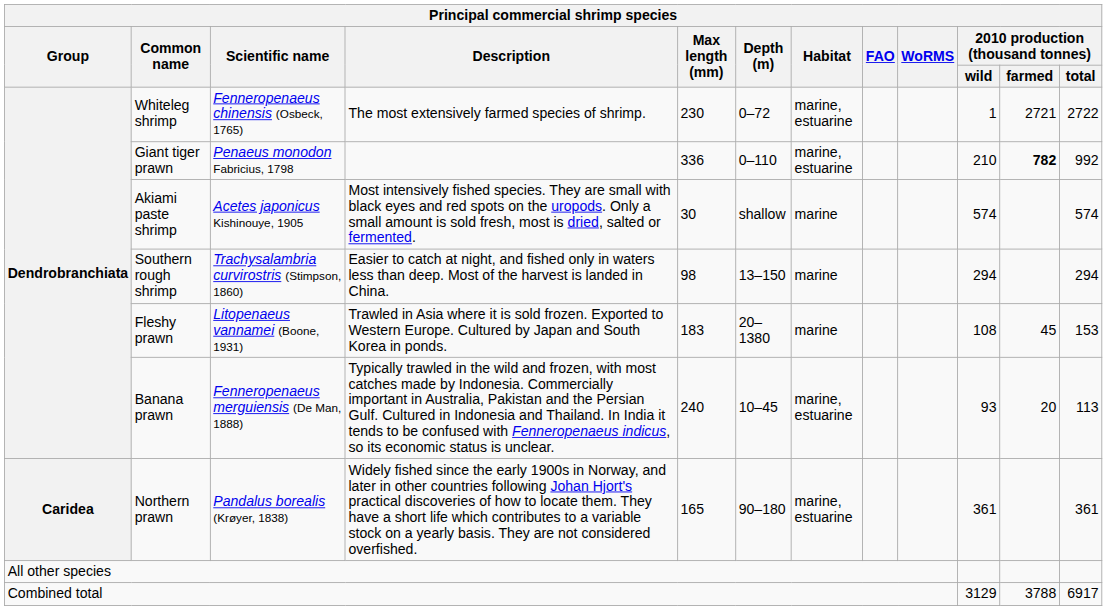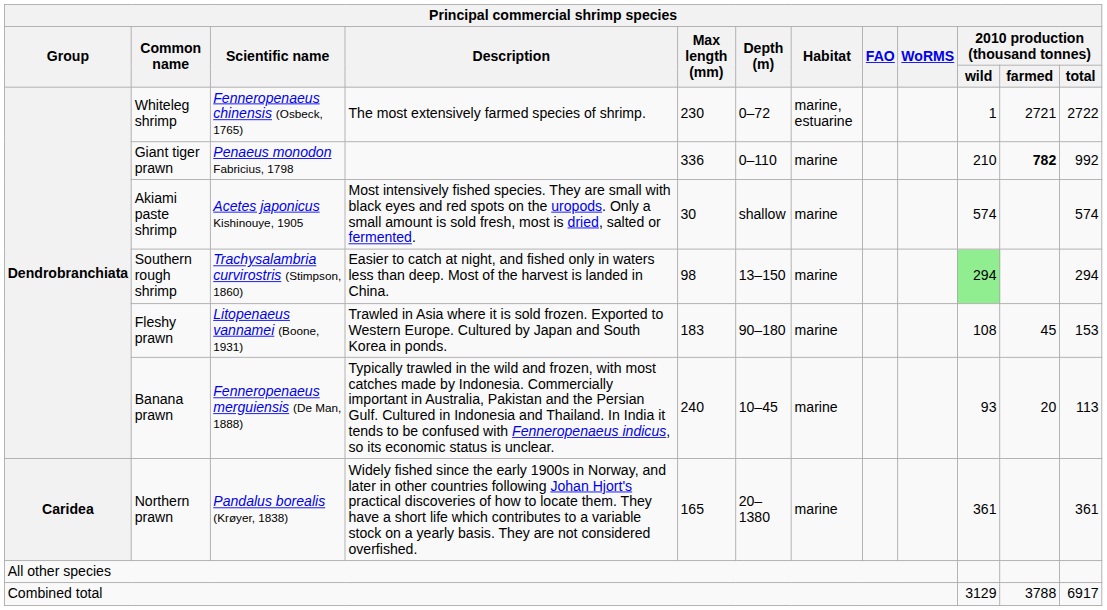(824, 160) marine, estuarine -> (816, 160) marine
(985, 276) no background -> (985, 276) lightgreen background
(754, 330) 20–1380 -> (762, 330) 90–180
(824, 408) marine, estuarine -> (816, 408) marine
(762, 509) 90–180 -> (754, 509) 20–1380
(824, 509) marine, estuarine -> (816, 509) marine
